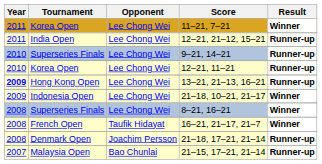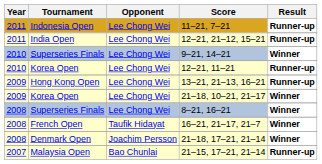(54, 26) Korea Open -> (62, 26) Indonesia Open
(285, 26) Winner -> (292, 26) Runner-up
(292, 54) Runner-up -> (285, 54) Winner
(16, 82) bold -> (16, 82) normal
(62, 96) Indonesia Open -> (54, 96) Korea Open
(292, 139) Runner-up -> (285, 139) Winner
